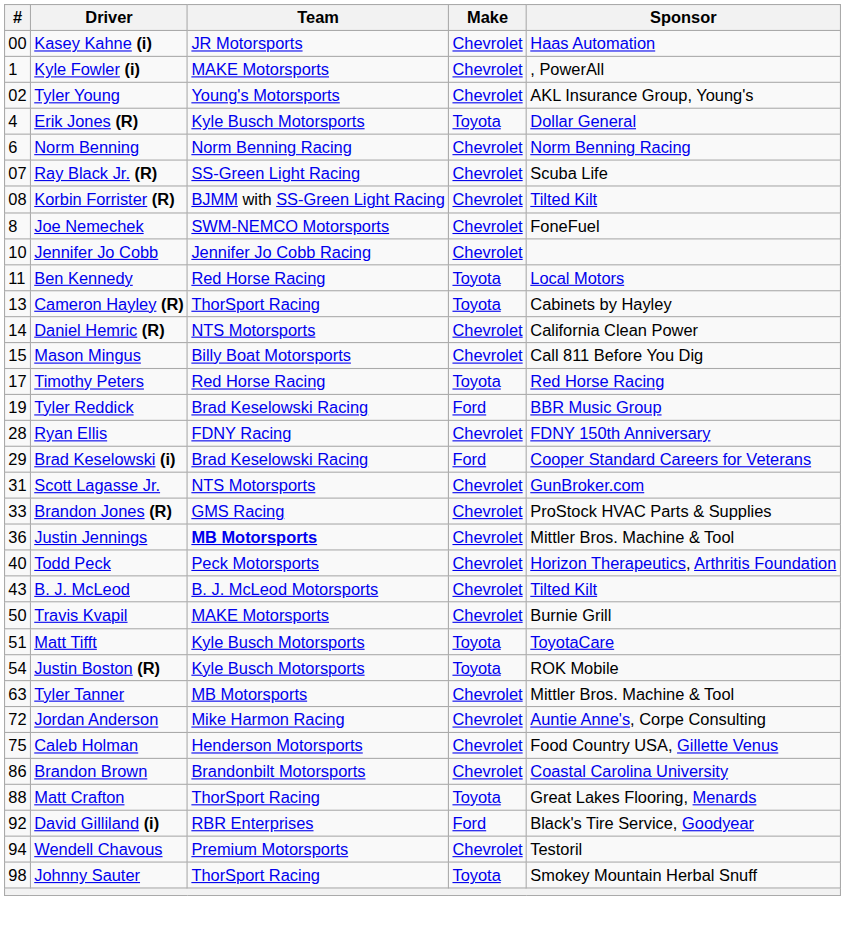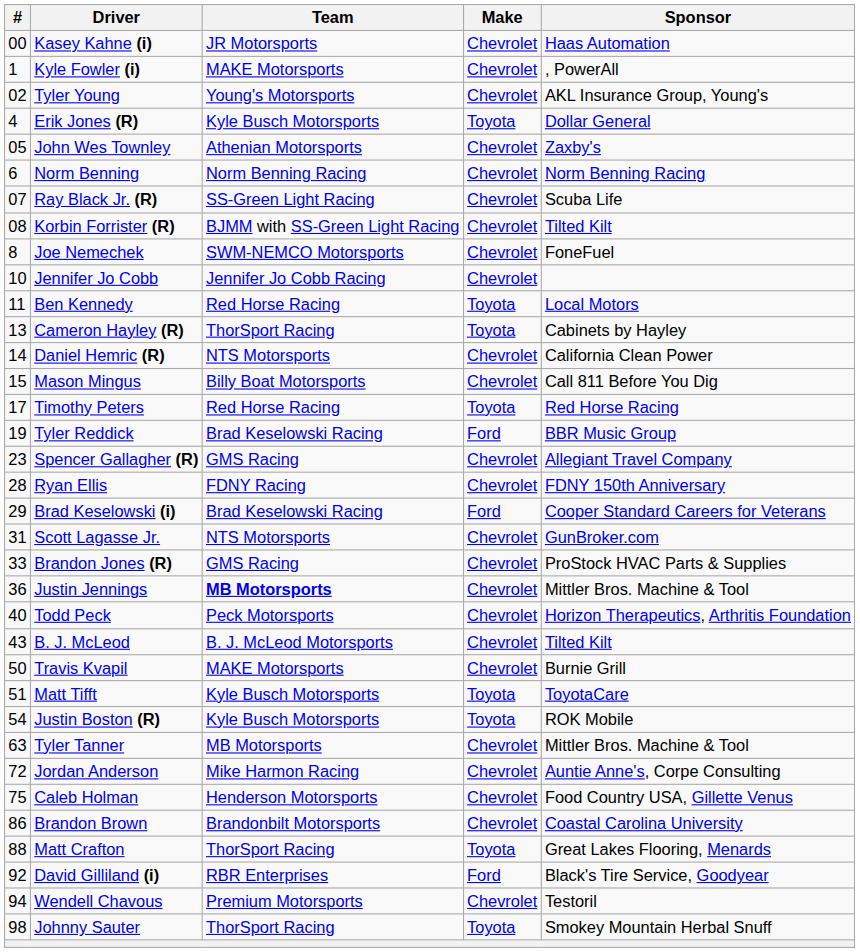+ row: (102, 148)
+ row: (116, 460)
